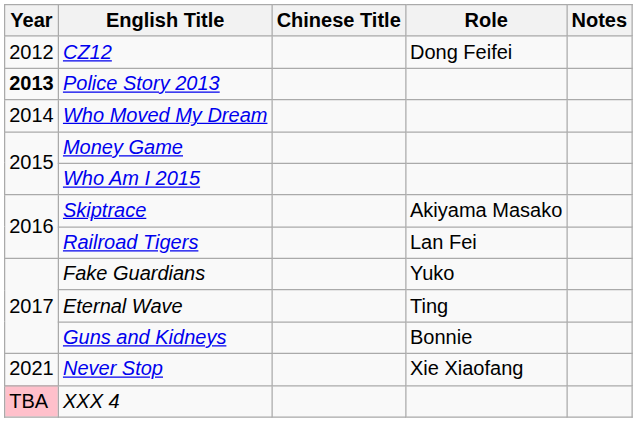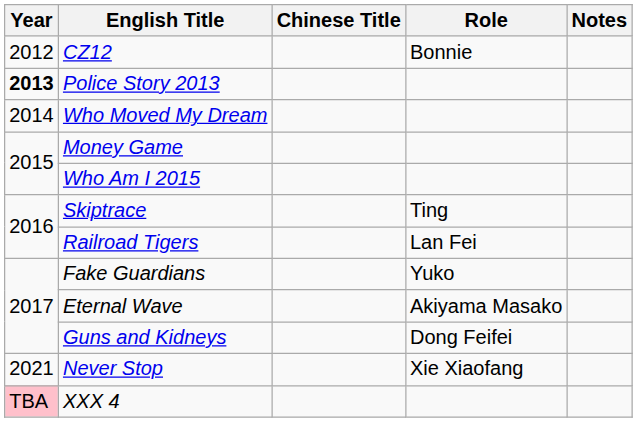(461, 52) Dong Feifei -> (441, 52) Bonnie
(486, 210) Akiyama Masako -> (429, 210) Ting
(429, 305) Ting -> (486, 305) Akiyama Masako
(441, 337) Bonnie -> (461, 337) Dong Feifei
